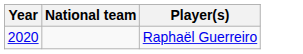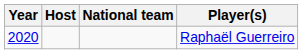+ column: (60, 15)
